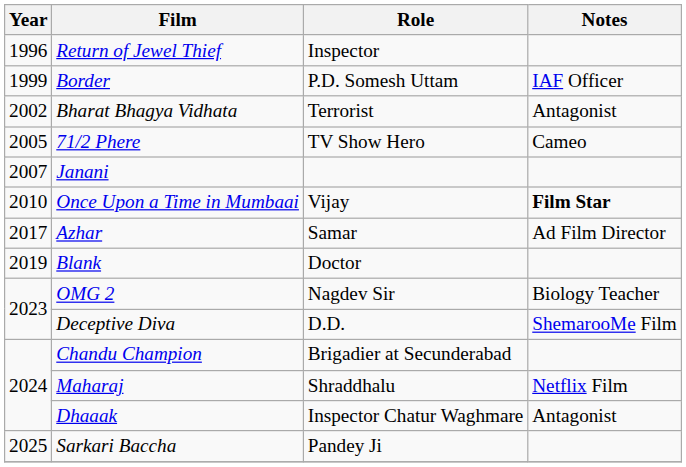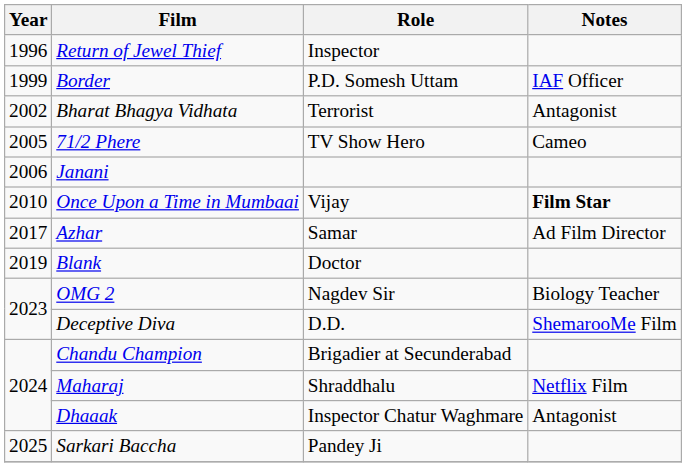(28, 171) 2007 -> (28, 171) 2006
